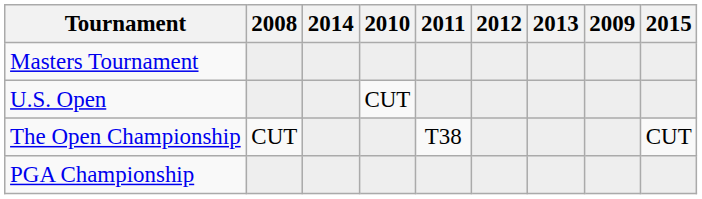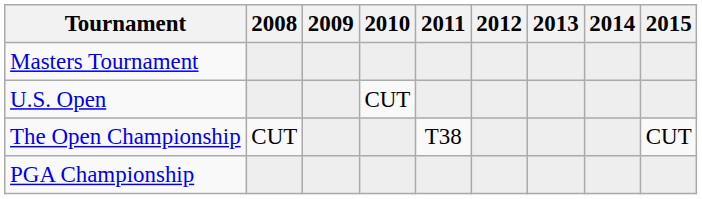columns swapped: (612, 23) <-> (331, 23)
